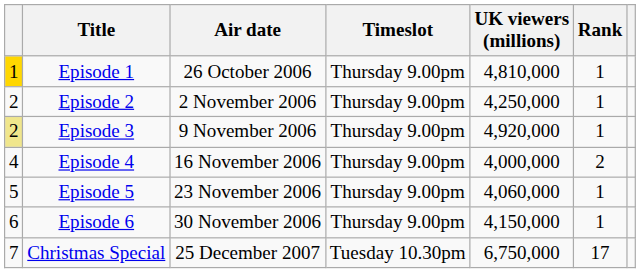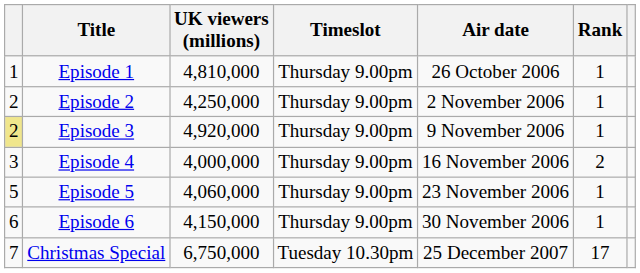columns swapped: (248, 30) <-> (522, 30)
(14, 71) gold background -> (14, 71) no background
(14, 161) 4 -> (14, 161) 3
